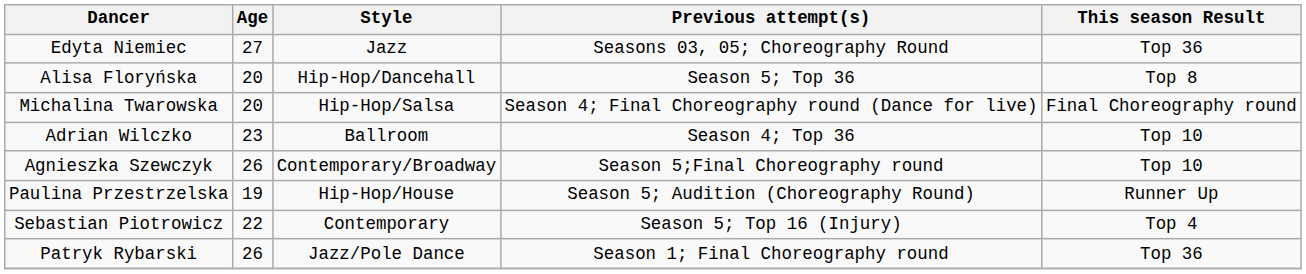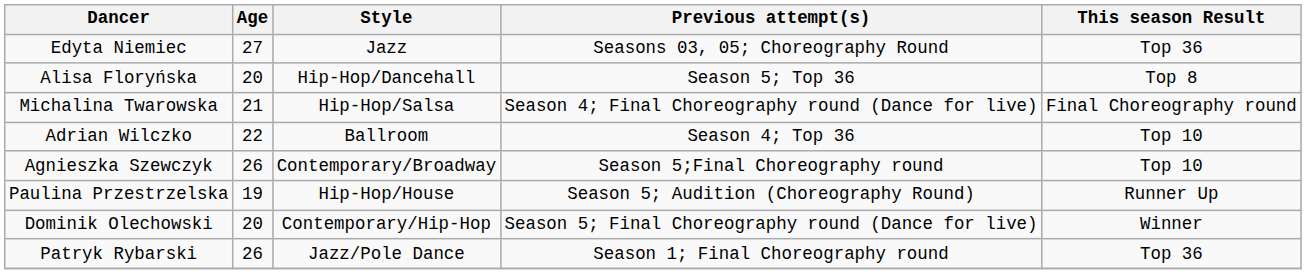(253, 107) 20 -> (253, 107) 21
(253, 136) 23 -> (253, 136) 22
- row: (119, 224)
+ row: (119, 224)
